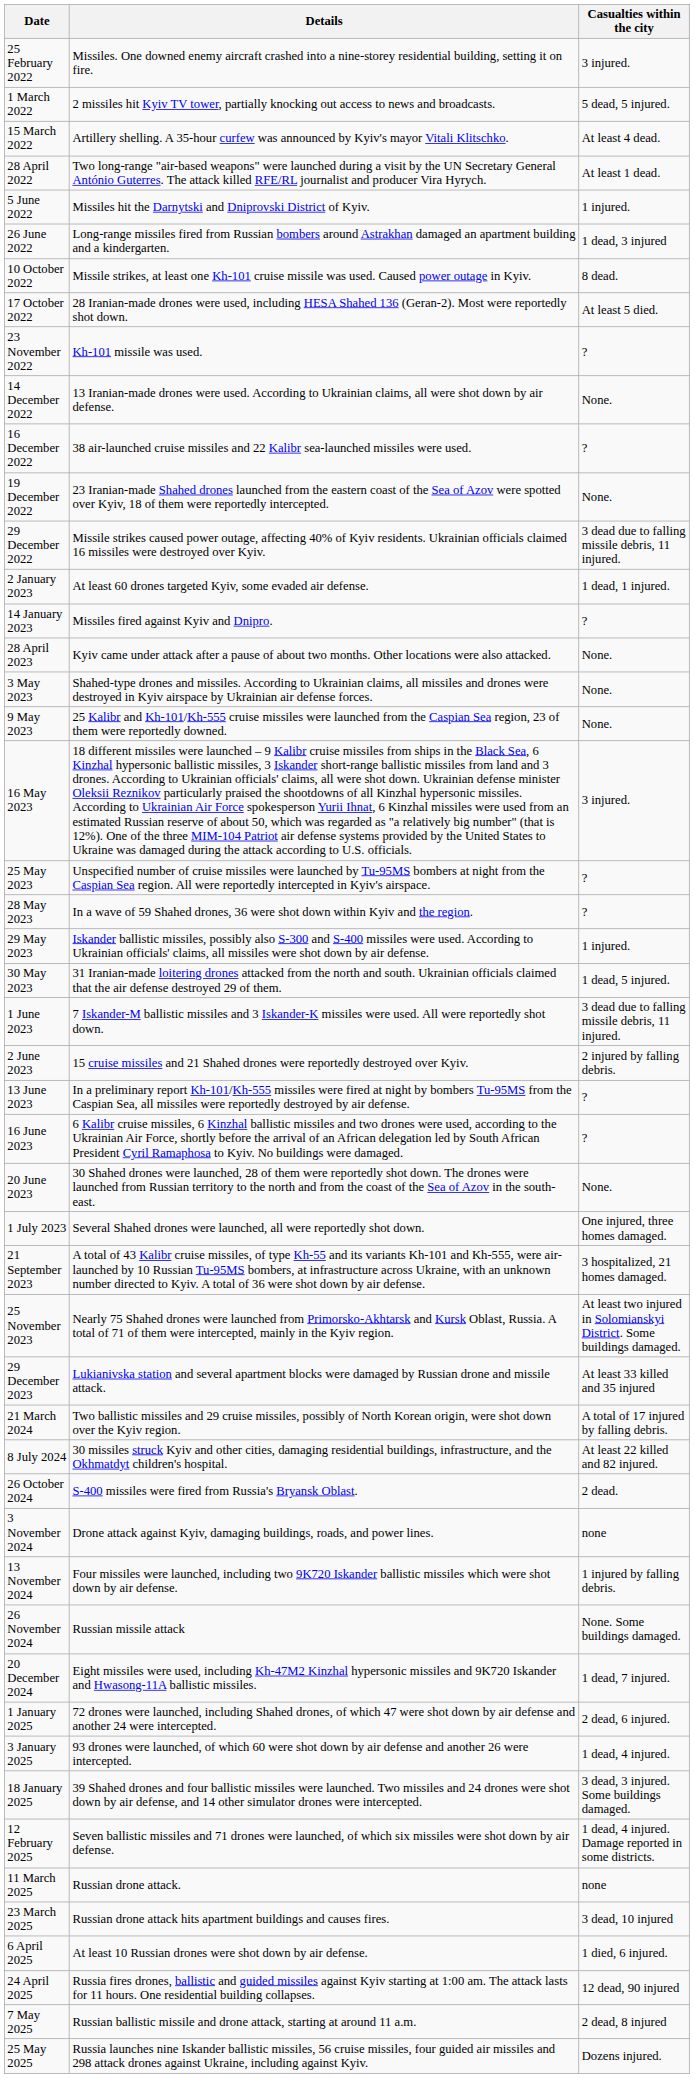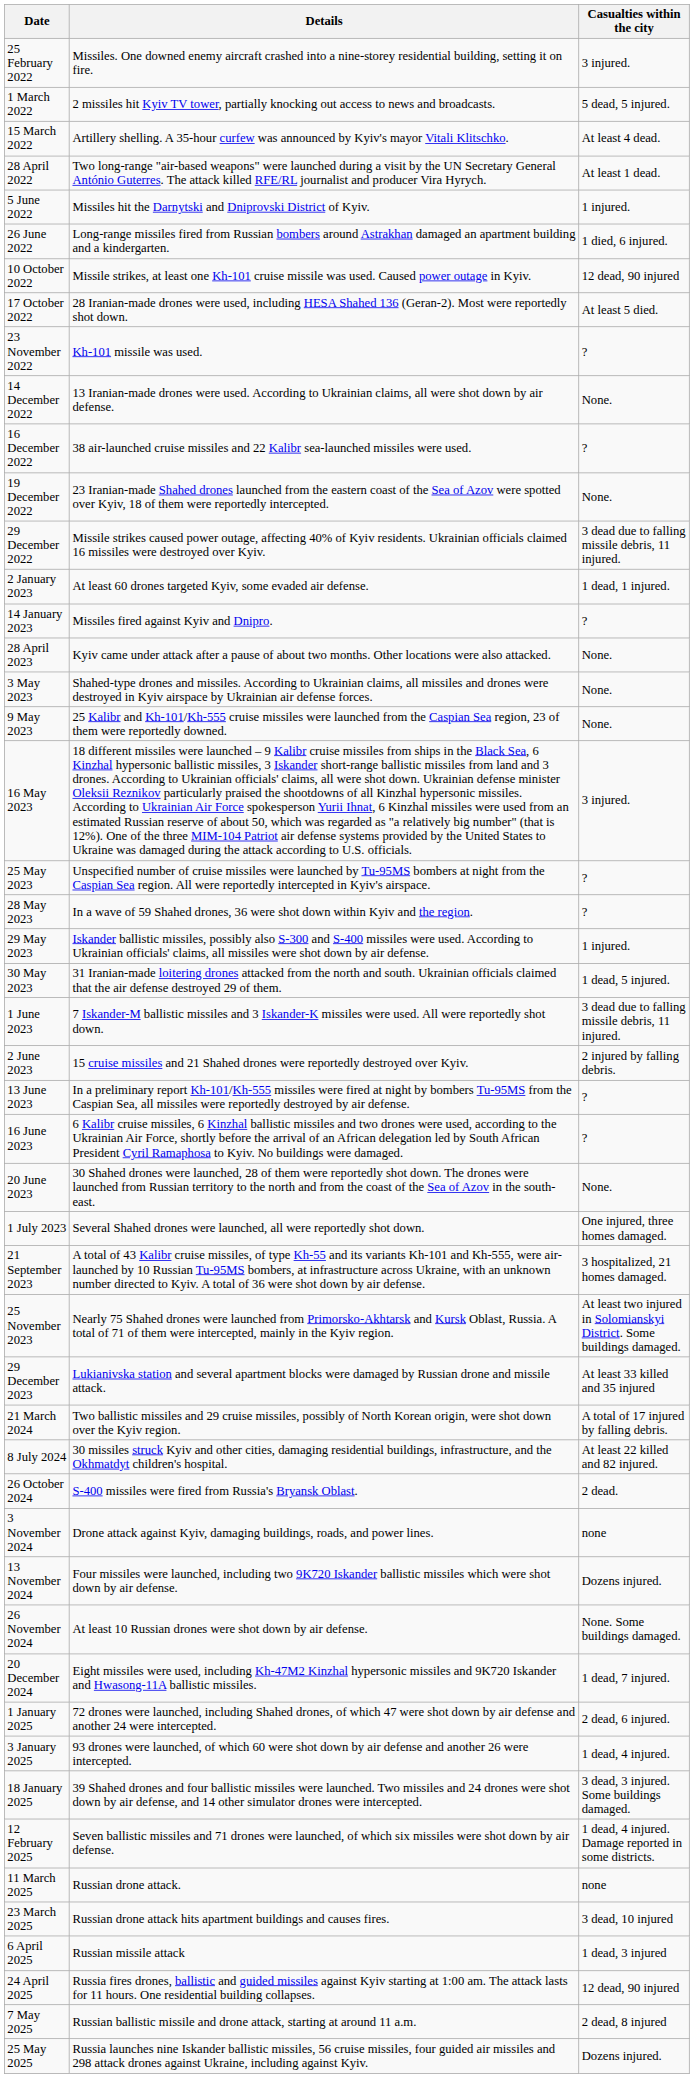(624, 241) 1 dead, 3 injured -> (625, 241) 1 died, 6 injured.
(600, 275) 8 dead. -> (631, 275) 12 dead, 90 injured
(630, 1580) 1 injured by falling debris. -> (622, 1580) Dozens injured.
(129, 1629) Russian missile attack -> (220, 1629) At least 10 Russian drones were shot down by air defense.
(220, 1953) At least 10 Russian drones were shot down by air defense. -> (129, 1953) Russian missile attack
(625, 1953) 1 died, 6 injured. -> (624, 1953) 1 dead, 3 injured
